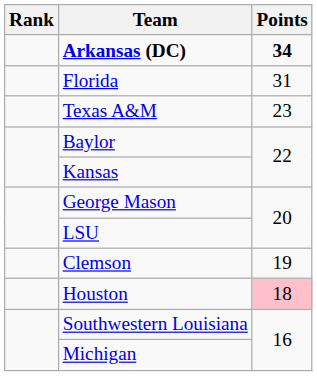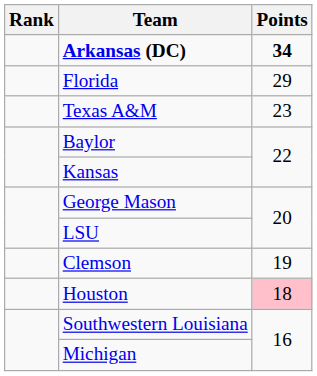(282, 80) 31 -> (282, 80) 29
